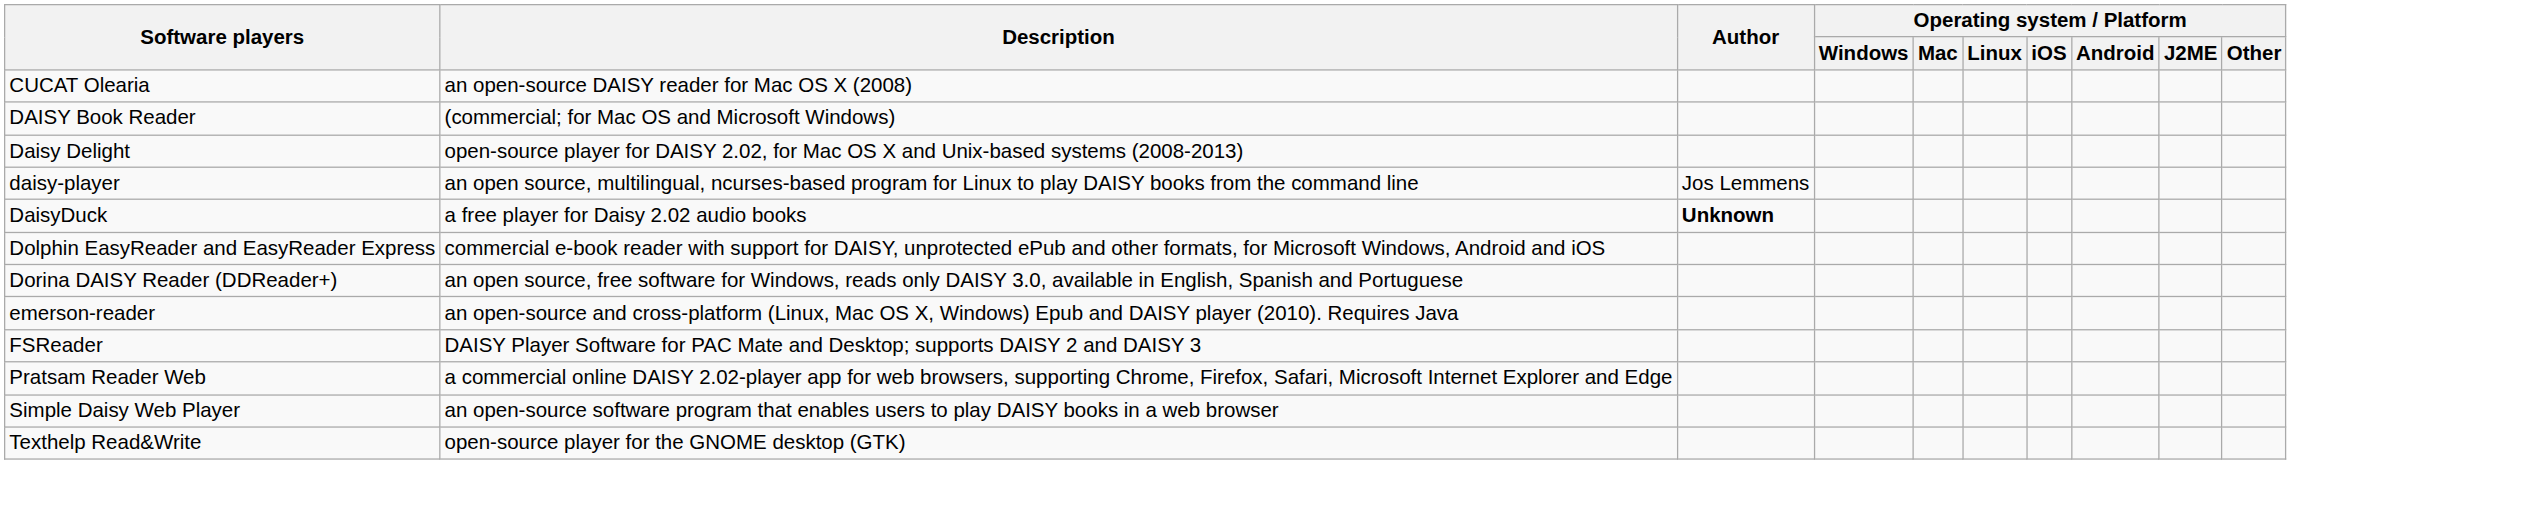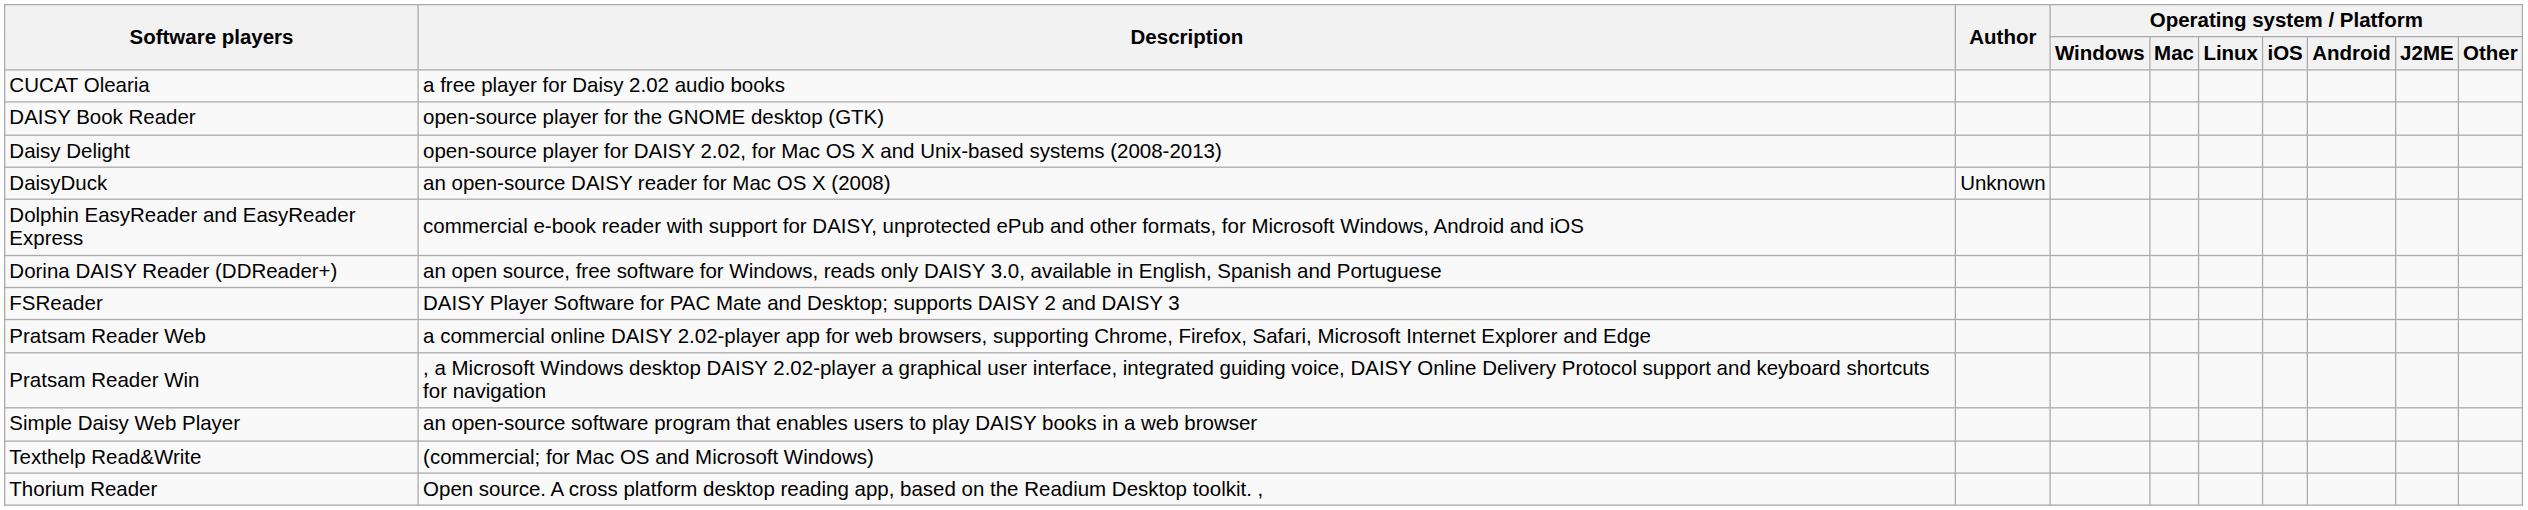(678, 85) an open-source DAISY reader for Mac OS X (2008) -> (604, 85) a free player for Daisy 2.02 audio books
(670, 118) (commercial; for Mac OS and Microsoft Windows) -> (654, 118) open-source player for the GNOME desktop (GTK)
- row: (65, 183)
(626, 215) a free player for Daisy 2.02 audio books -> (657, 183) an open-source DAISY reader for Mac OS X (2008)
(1728, 215) bold -> (2003, 183) normal
- row: (82, 313)
+ row: (104, 380)
(675, 442) open-source player for the GNOME desktop (GTK) -> (648, 456) (commercial; for Mac OS and Microsoft Windows)
+ row: (83, 489)
